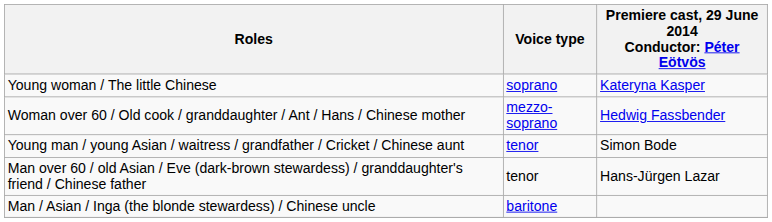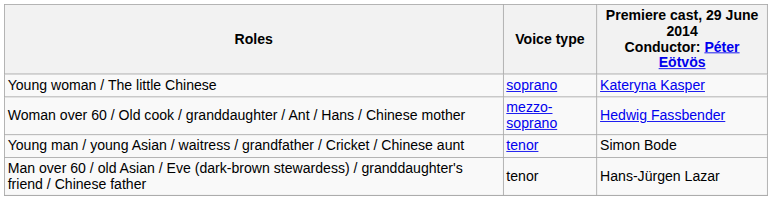- row: (192, 206)
